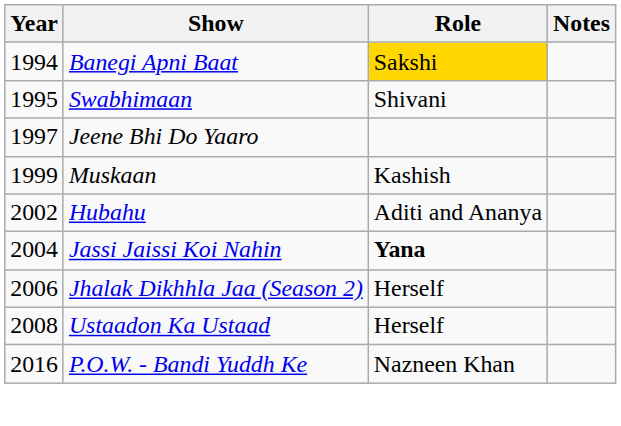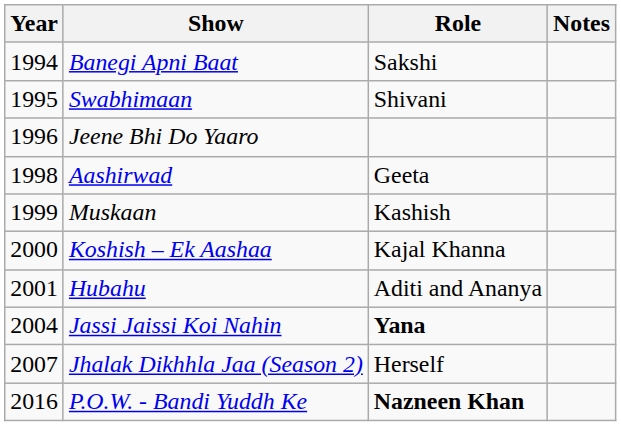(406, 61) gold background -> (406, 61) no background
(34, 136) 1997 -> (34, 136) 1996
+ row: (121, 174)
+ row: (170, 250)
(34, 212) 2002 -> (34, 288) 2001
(34, 288) 2006 -> (34, 363) 2007
- row: (170, 325)
(444, 363) normal -> (449, 401) bold
